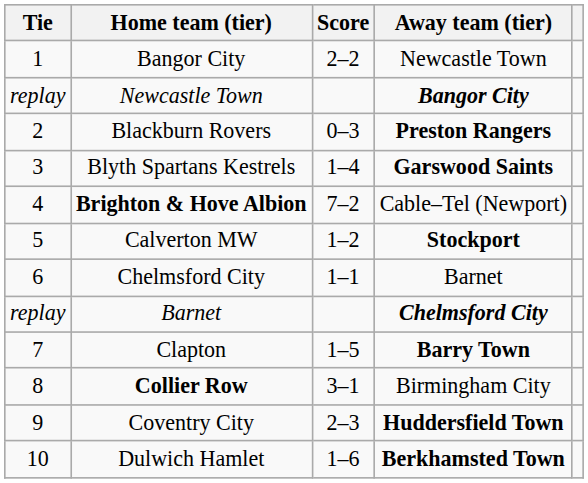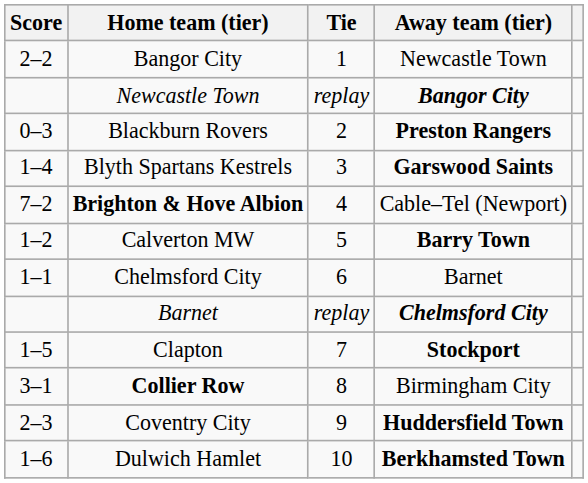columns swapped: (38, 22) <-> (343, 22)
(473, 240) Stockport -> (473, 240) Barry Town
(473, 349) Barry Town -> (473, 349) Stockport
